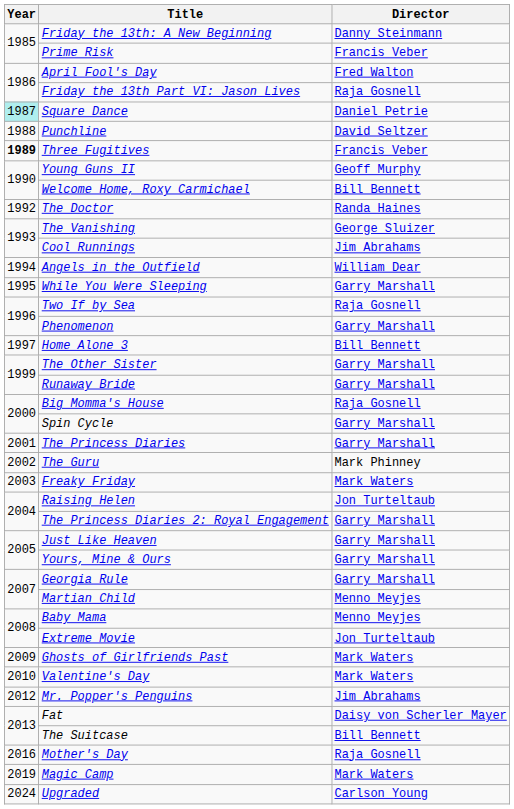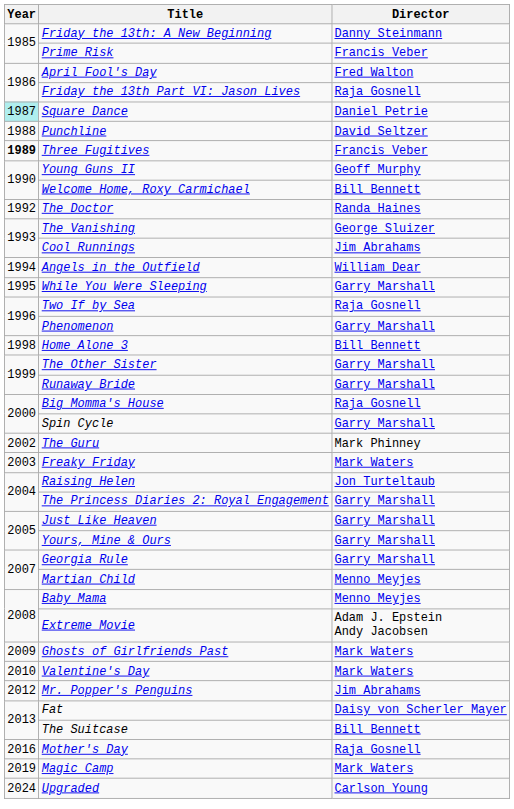(22, 346) 1997 -> (22, 346) 1998
- row: (113, 443)
(385, 638) Jon Turteltaub -> (388, 625) Adam J. Epstein Andy Jacobsen
